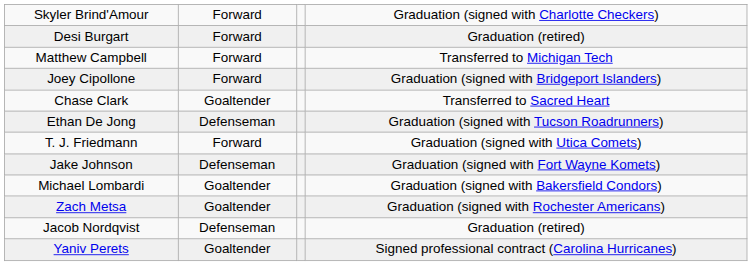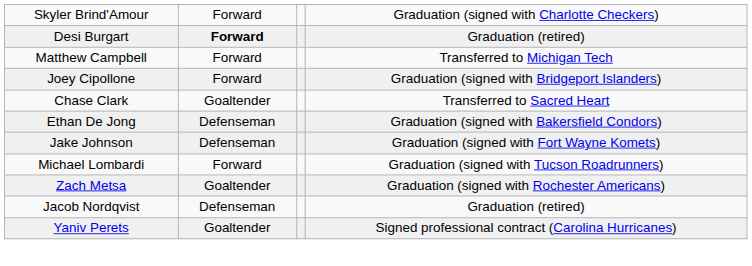(237, 36) normal -> (237, 36) bold
(526, 121) Graduation (signed with Tucson Roadrunners) -> (526, 121) Graduation (signed with Bakersfield Condors)
- row: (91, 143)
(237, 185) Goaltender -> (237, 164) Forward
(526, 185) Graduation (signed with Bakersfield Condors) -> (526, 164) Graduation (signed with Tucson Roadrunners)
